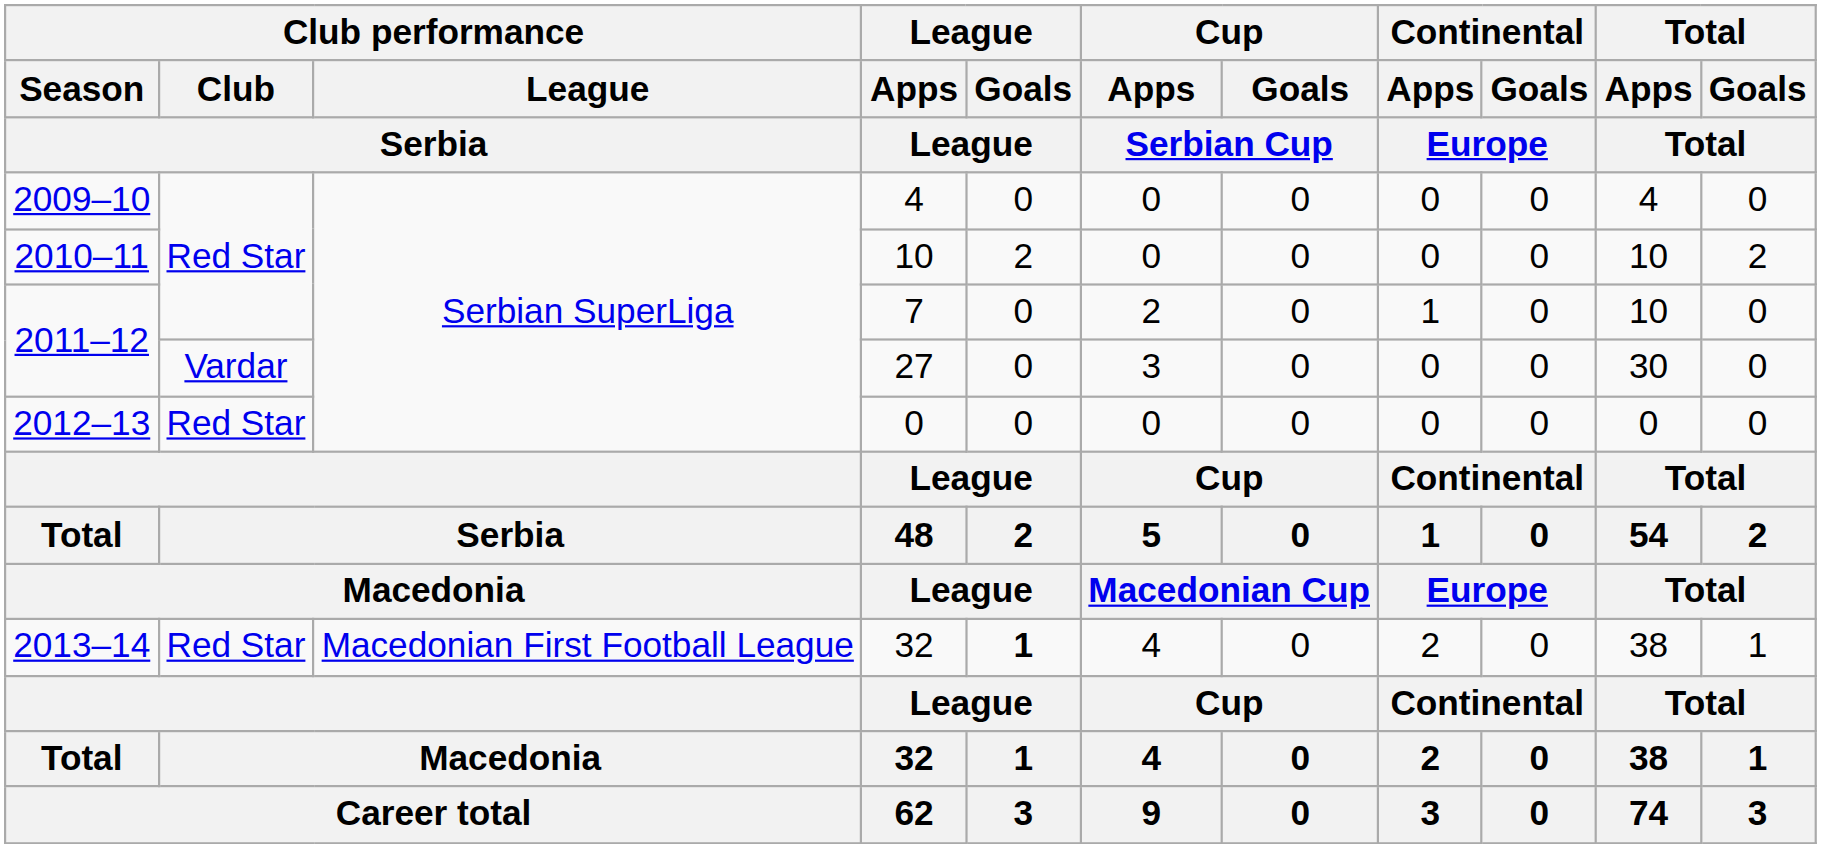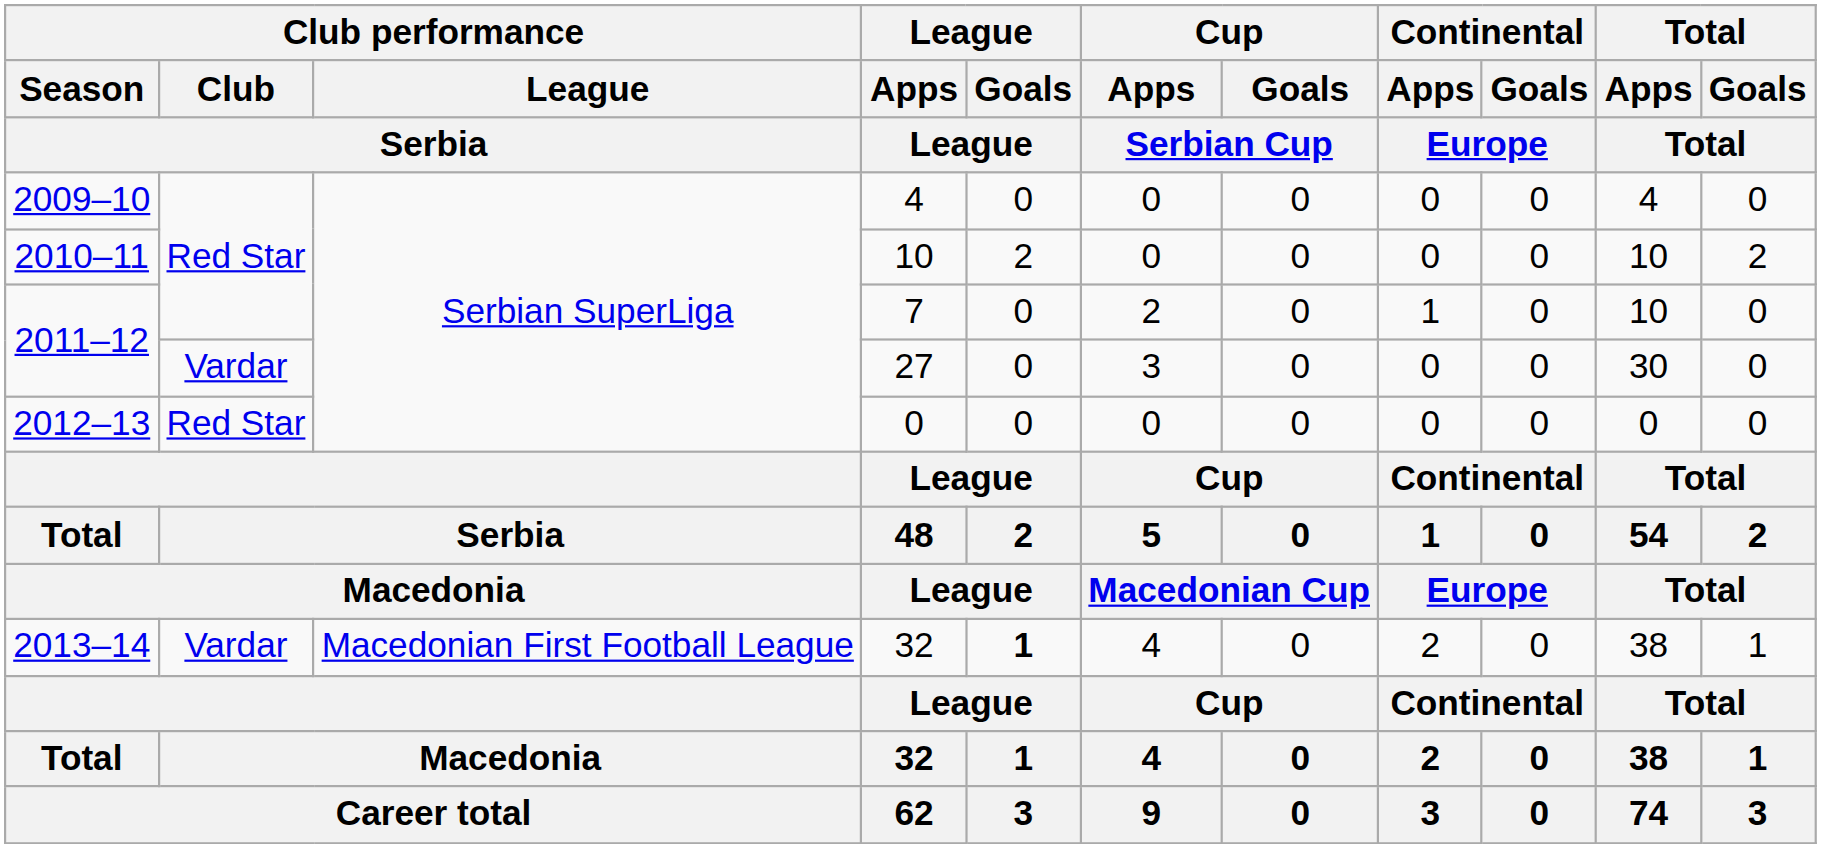(236, 646) Red Star -> (236, 646) Vardar
